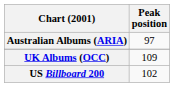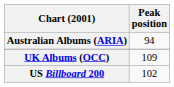(149, 40) 97 -> (149, 40) 94
